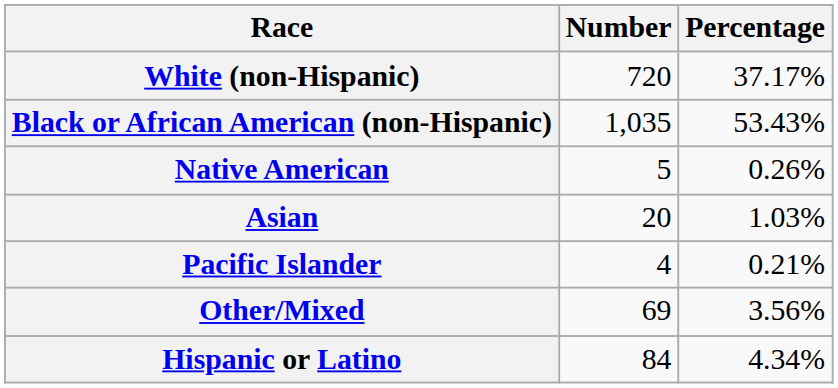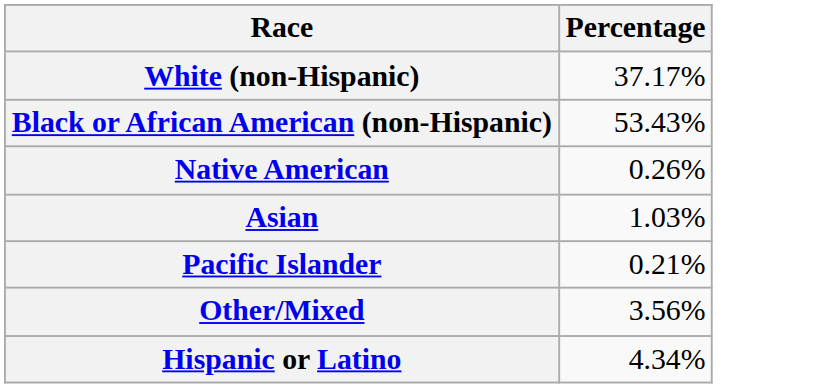- column: (619, 28)
